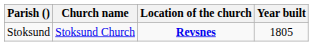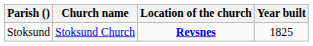(281, 31) 1805 -> (281, 31) 1825
